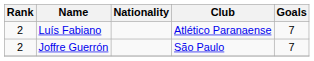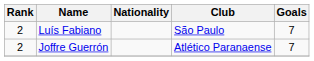(223, 30) Atlético Paranaense -> (199, 30) São Paulo
(199, 47) São Paulo -> (223, 47) Atlético Paranaense
